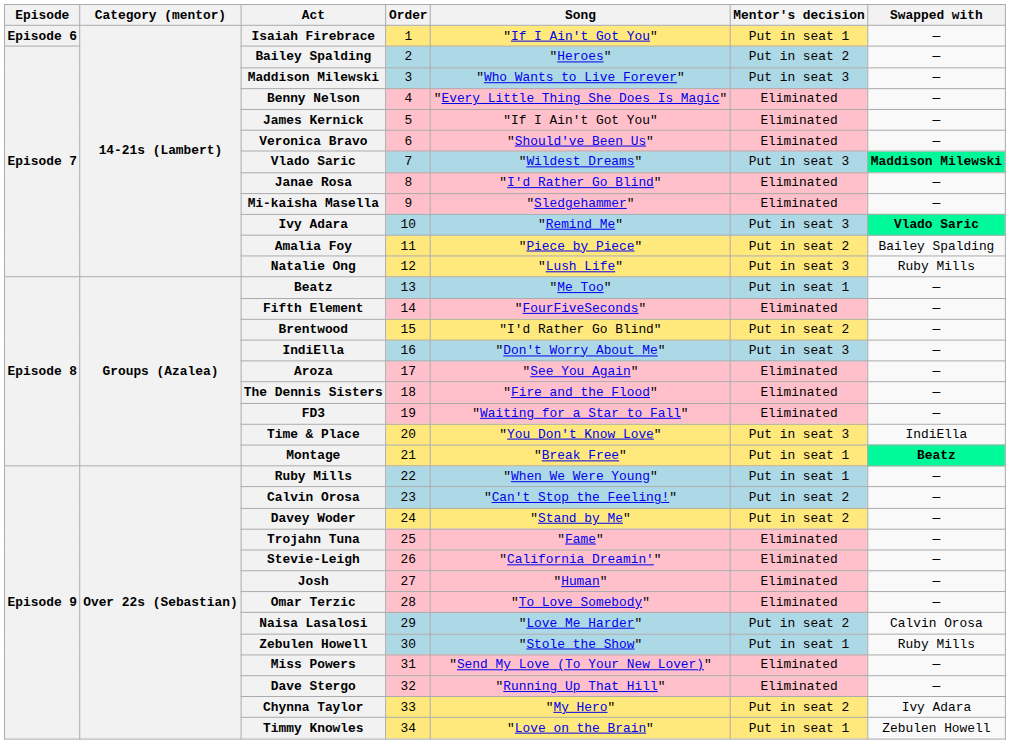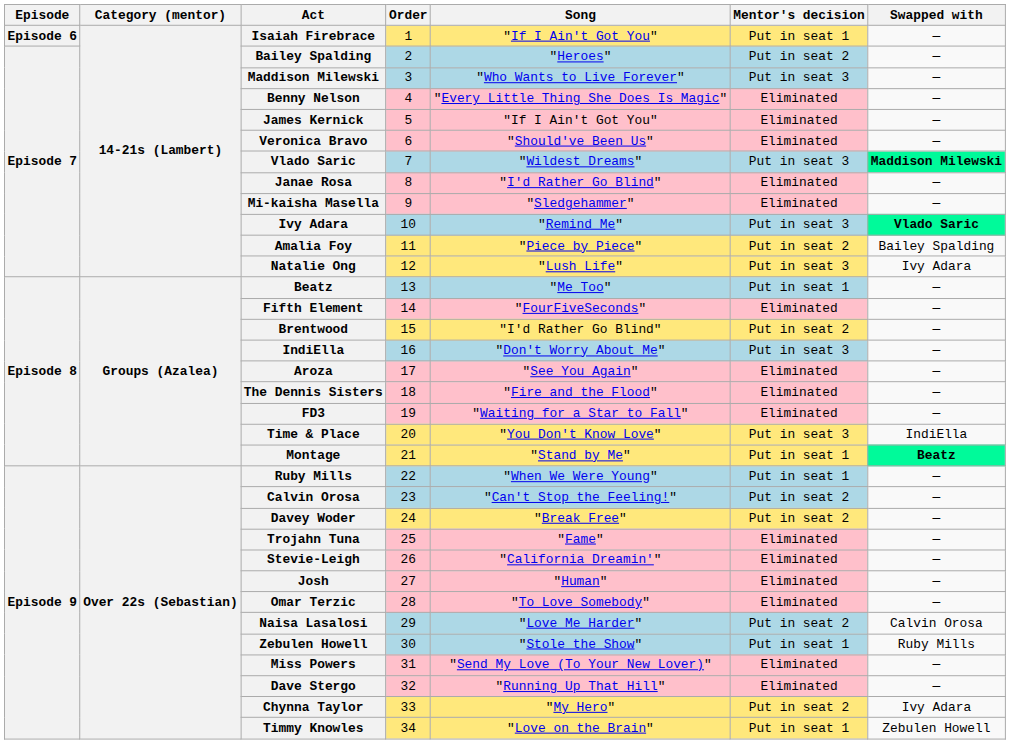(936, 267) Ruby Mills -> (936, 267) Ivy Adara
(580, 455) "Break Free" -> (580, 455) "Stand by Me"
(580, 518) "Stand by Me" -> (580, 518) "Break Free"
